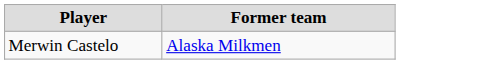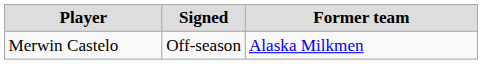+ column: (204, 18)
